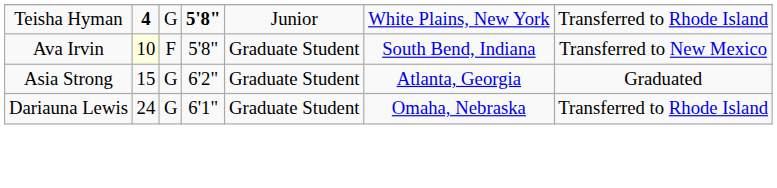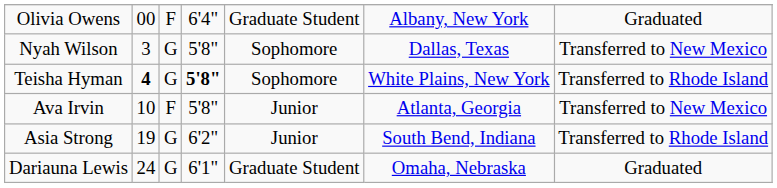+ row: (68, 19)
+ row: (68, 49)
(294, 19) Junior -> (294, 78) Sophomore
(146, 49) lightyellow background -> (146, 108) no background
(294, 49) Graduate Student -> (294, 108) Junior
(459, 49) South Bend, Indiana -> (459, 108) Atlanta, Georgia
(146, 78) 15 -> (146, 138) 19
(294, 78) Graduate Student -> (294, 138) Junior
(459, 78) Atlanta, Georgia -> (459, 138) South Bend, Indiana
(663, 78) Graduated -> (663, 138) Transferred to Rhode Island
(663, 108) Transferred to Rhode Island -> (663, 167) Graduated
